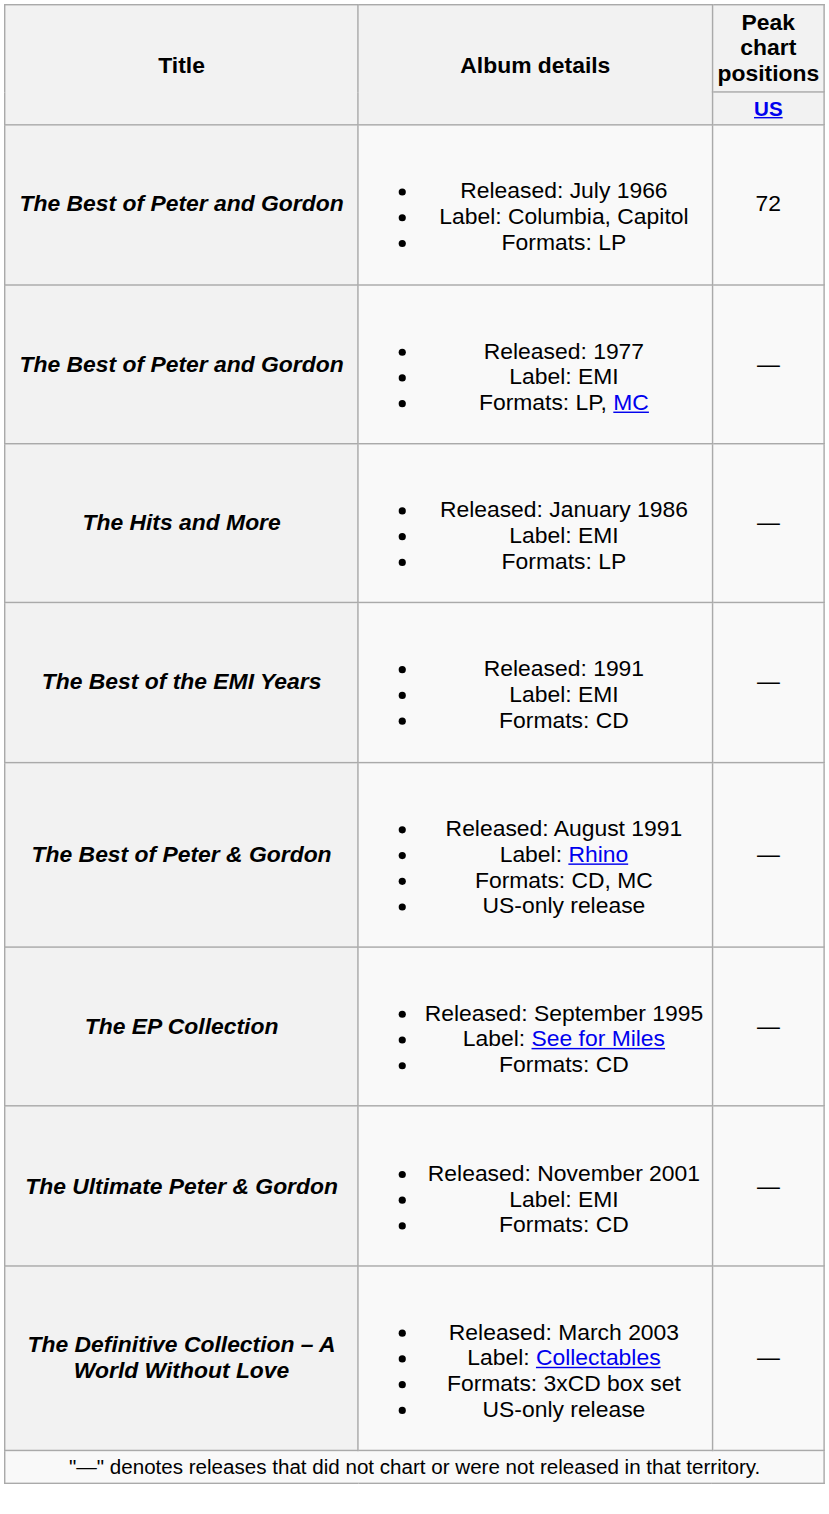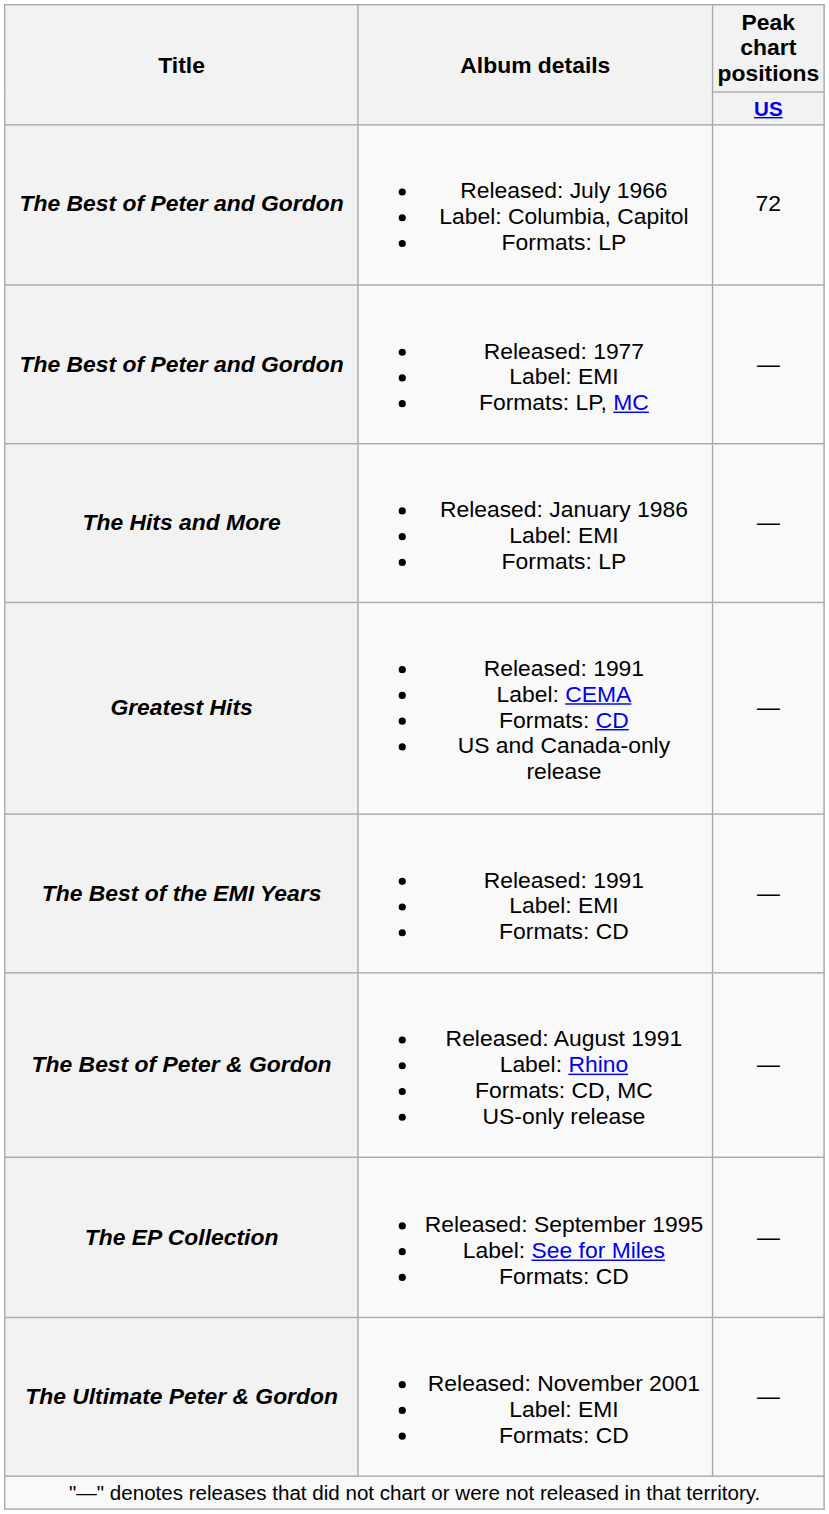+ row: (182, 707)
- row: (182, 1357)
